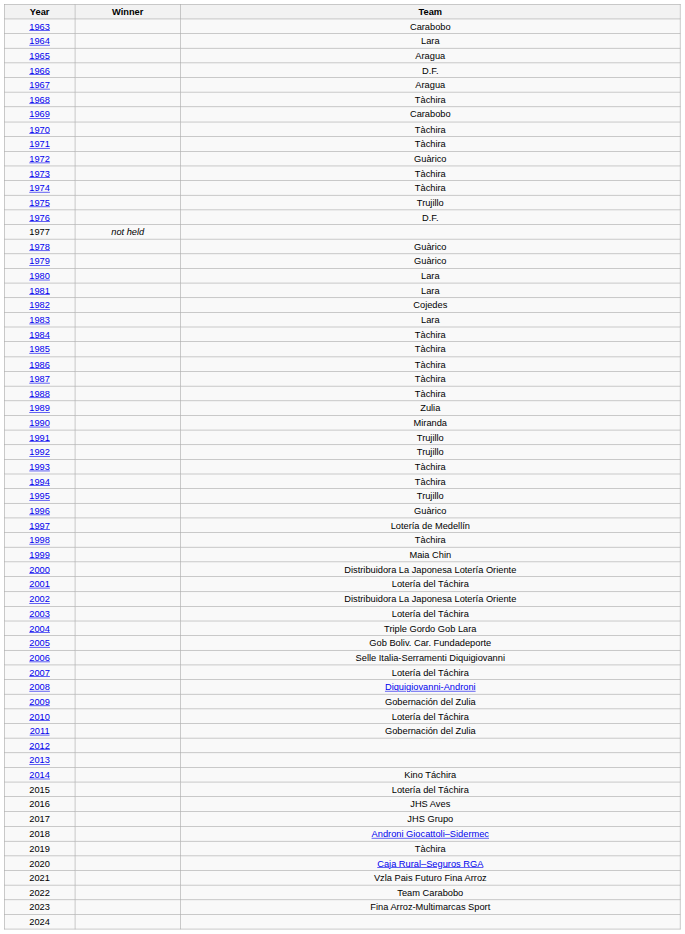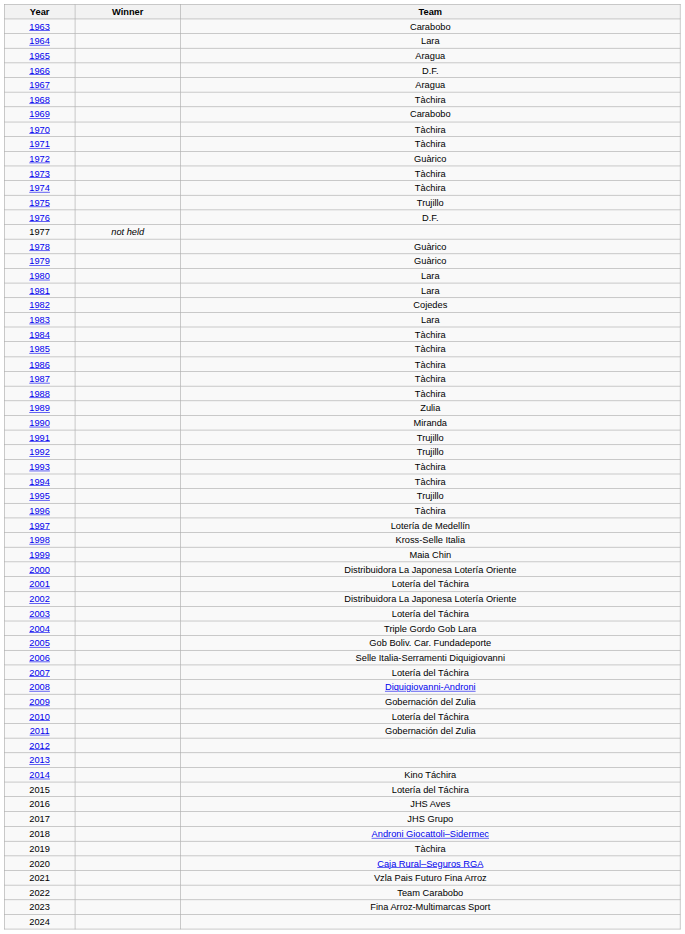(430, 511) Guàrico -> (430, 511) Tàchira
(430, 540) Tàchira -> (430, 540) Kross-Selle Italia
